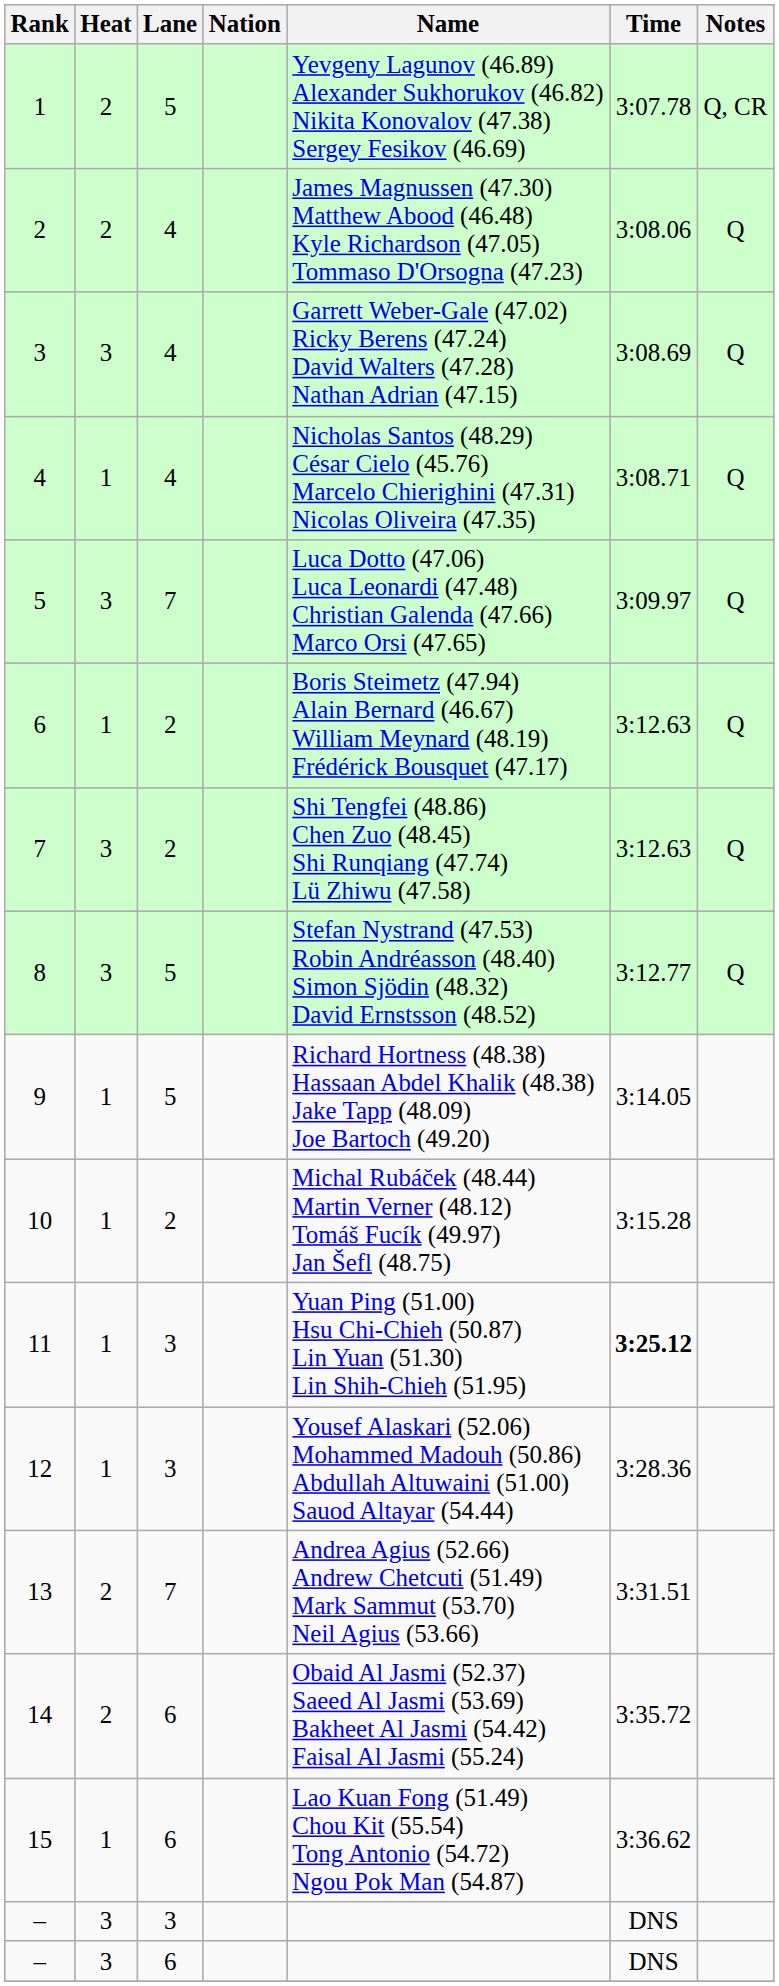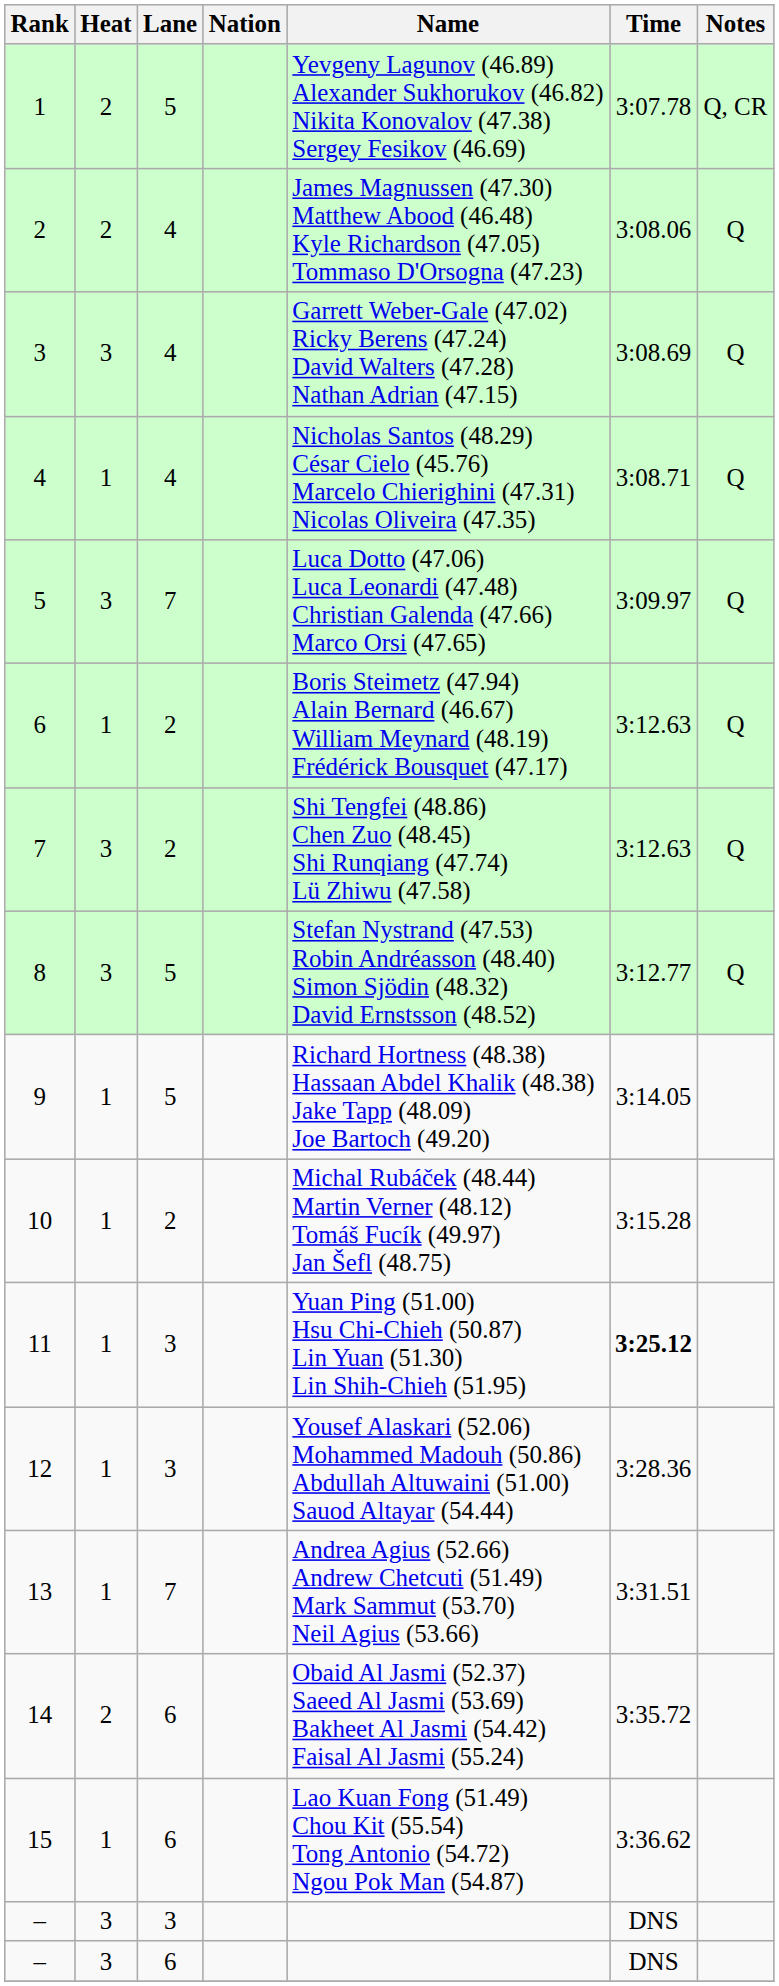(106, 1591) 2 -> (106, 1591) 1
